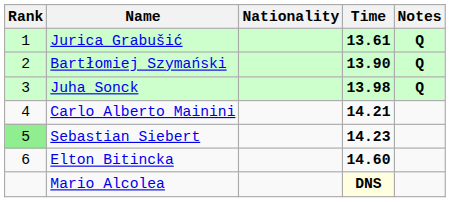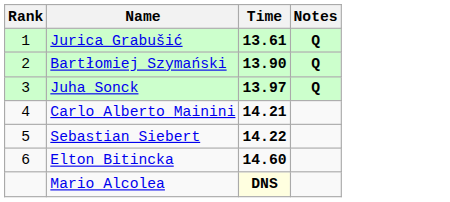- column: (291, 17)
(368, 88) 13.98 -> (264, 88) 13.97
(26, 136) lightgreen background -> (26, 136) no background
(368, 136) 14.23 -> (264, 136) 14.22
